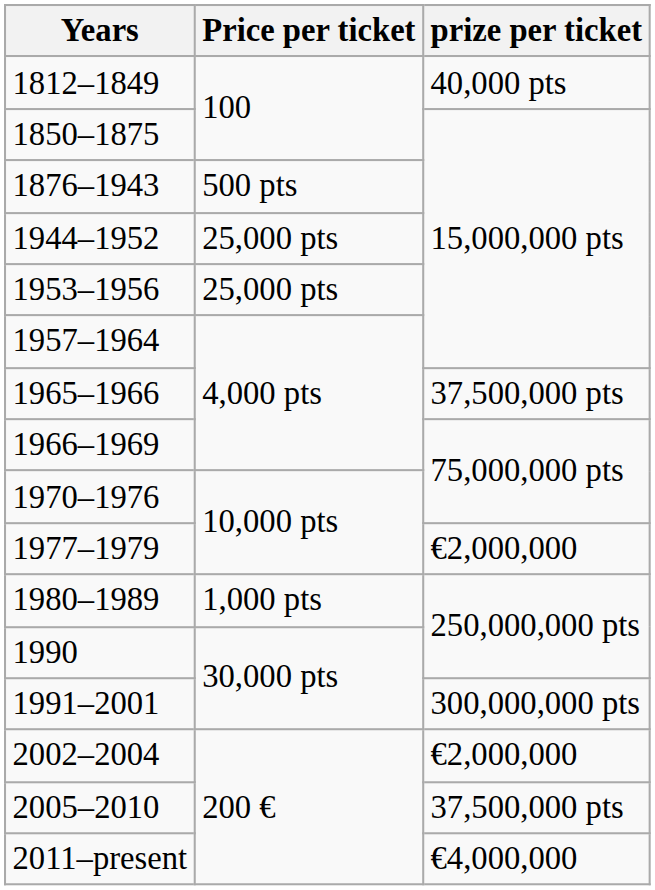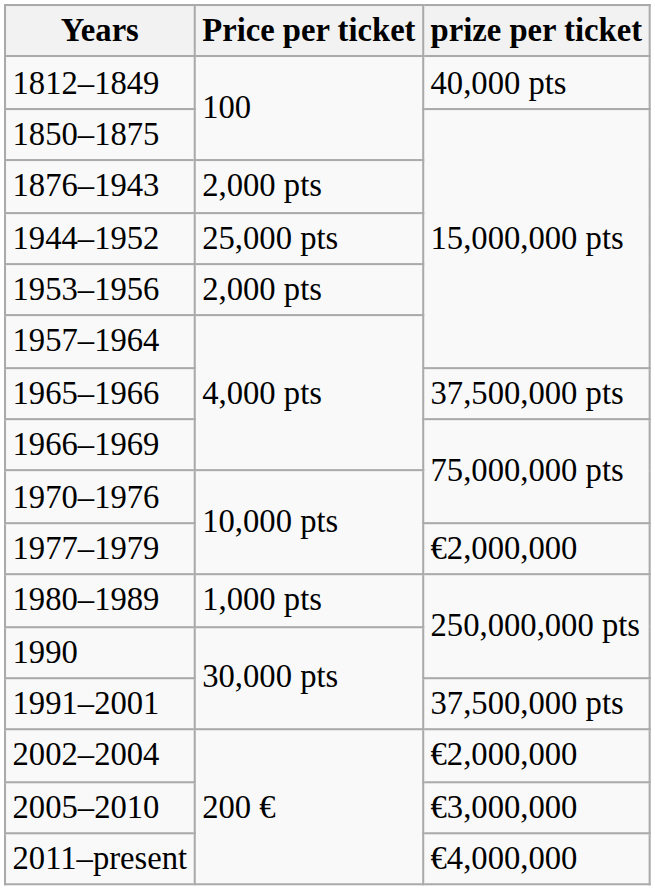(250, 185) 500 pts -> (262, 185) 2,000 pts
(270, 289) 25,000 pts -> (262, 289) 2,000 pts
(535, 703) 300,000,000 pts -> (527, 703) 37,500,000 pts
(527, 806) 37,500,000 pts -> (504, 806) €3,000,000
